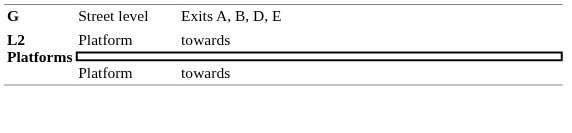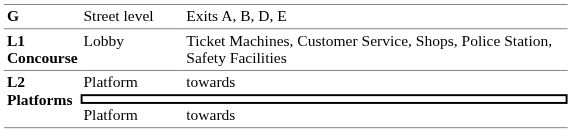+ row: (104, 40)
